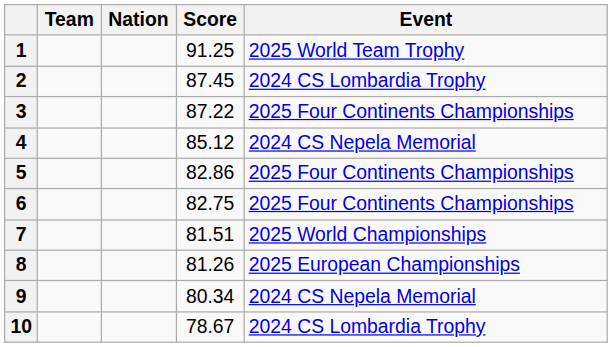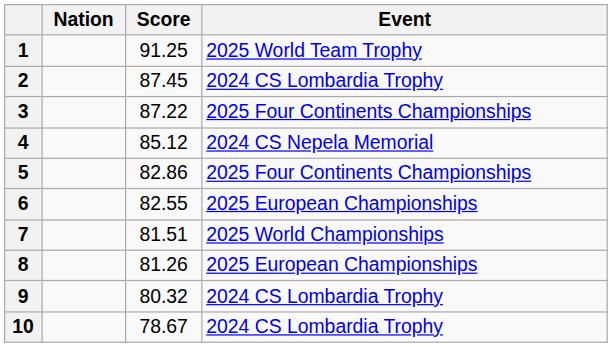- column: (69, 19)
(210, 204) 82.75 -> (164, 204) 82.55
(411, 204) 2025 Four Continents Championships -> (342, 204) 2025 European Championships
(210, 296) 80.34 -> (164, 296) 80.32
(362, 296) 2024 CS Nepela Memorial -> (325, 296) 2024 CS Lombardia Trophy
